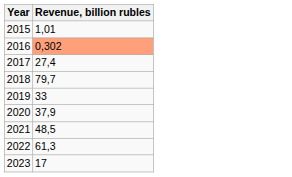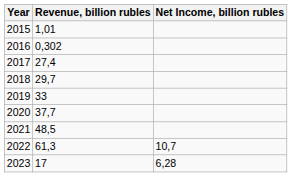+ column: (220, 12)
(48, 46) lightsalmon background -> (48, 46) no background
(45, 79) 79,7 -> (45, 79) 29,7
(45, 113) 37,9 -> (45, 113) 37,7
